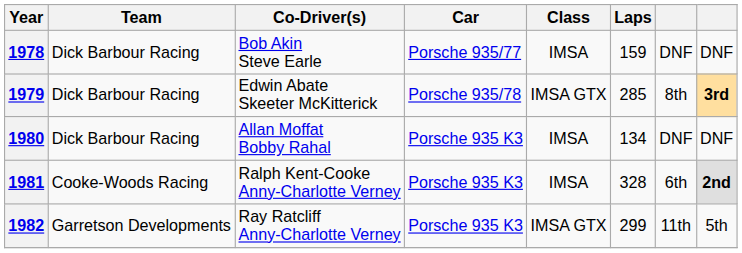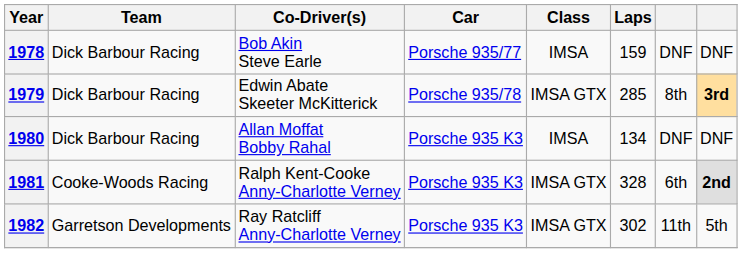(569, 182) IMSA -> (569, 182) IMSA GTX
(633, 226) 299 -> (633, 226) 302
